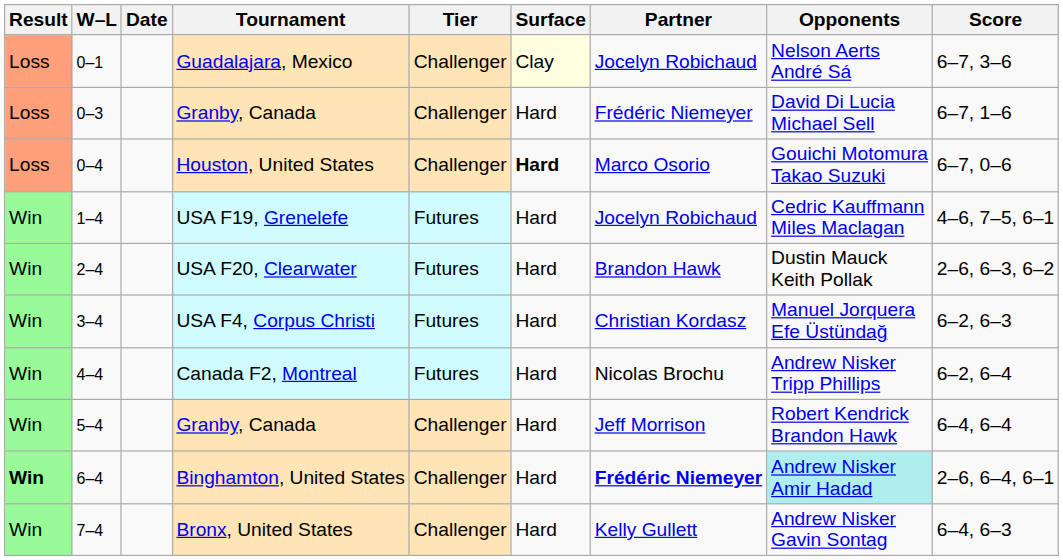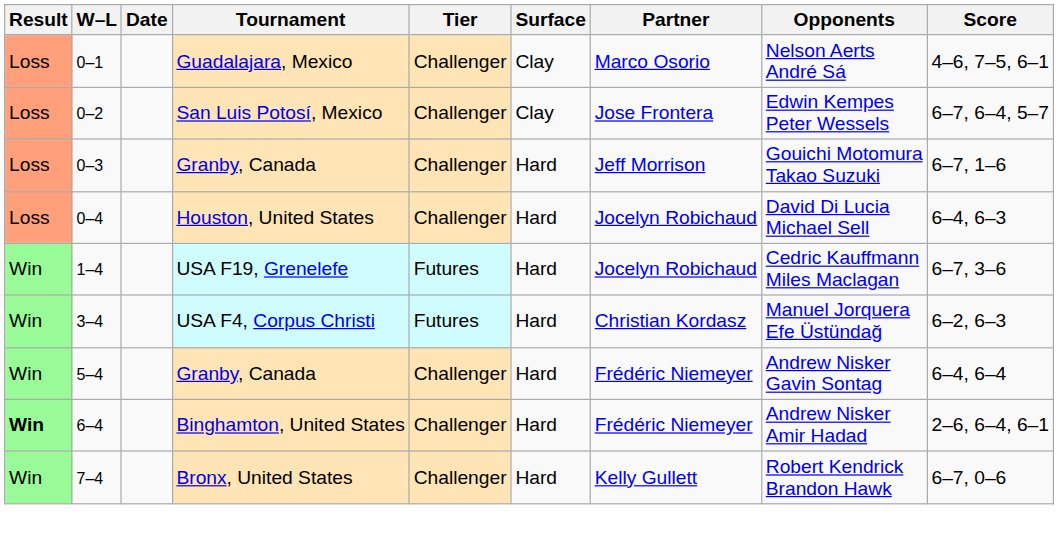(535, 60) lightyellow background -> (535, 60) no background
(676, 60) Jocelyn Robichaud -> (652, 60) Marco Osorio
(974, 60) 6–7, 3–6 -> (990, 60) 4–6, 7–5, 6–1
+ row: (90, 114)
(674, 113) Frédéric Niemeyer -> (650, 165) Jeff Morrison
(833, 113) David Di Lucia Michael Sell -> (844, 165) Gouichi Motomura Takao Suzuki
(537, 165) bold -> (536, 217) normal
(652, 165) Marco Osorio -> (676, 217) Jocelyn Robichaud
(850, 165) Gouichi Motomura Takao Suzuki -> (828, 217) David Di Lucia Michael Sell
(974, 165) 6–7, 0–6 -> (969, 217) 6–4, 6–3
(996, 217) 4–6, 7–5, 6–1 -> (969, 269) 6–7, 3–6
- row: (90, 270)
- row: (90, 374)
(650, 425) Jeff Morrison -> (674, 373) Frédéric Niemeyer
(840, 425) Robert Kendrick Brandon Hawk -> (828, 373) Andrew Nisker Gavin Sontag
(678, 477) bold -> (674, 425) normal
(834, 477) paleturquoise background -> (828, 425) no background
(834, 529) Andrew Nisker Gavin Sontag -> (835, 477) Robert Kendrick Brandon Hawk
(974, 529) 6–4, 6–3 -> (969, 477) 6–7, 0–6
